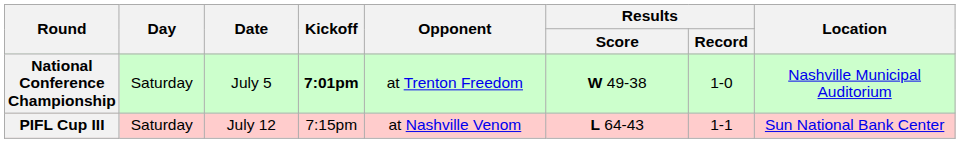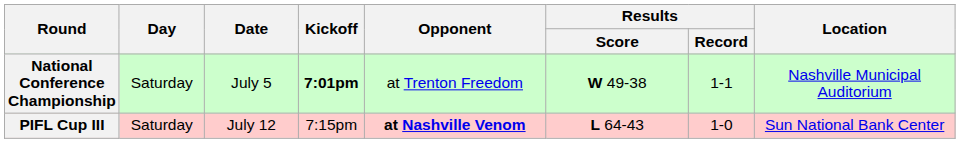(721, 83) 1-0 -> (721, 83) 1-1
(455, 125) normal -> (455, 125) bold
(721, 125) 1-1 -> (721, 125) 1-0
